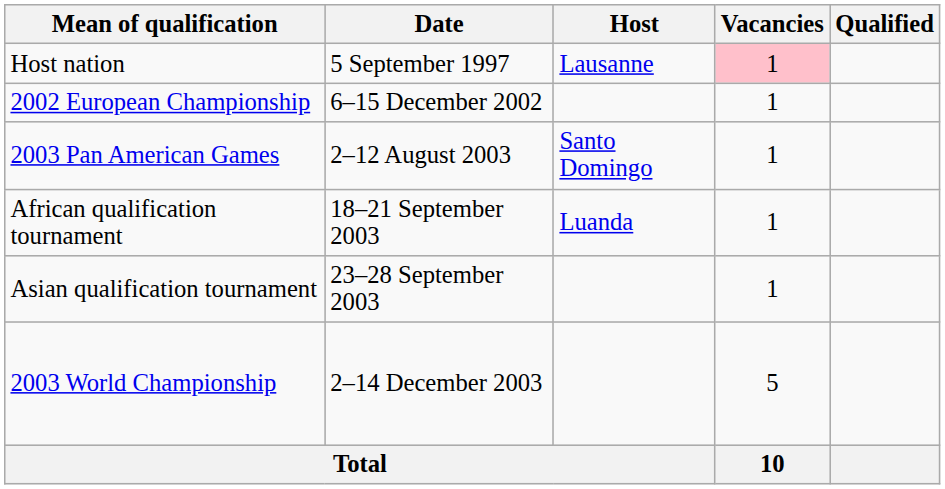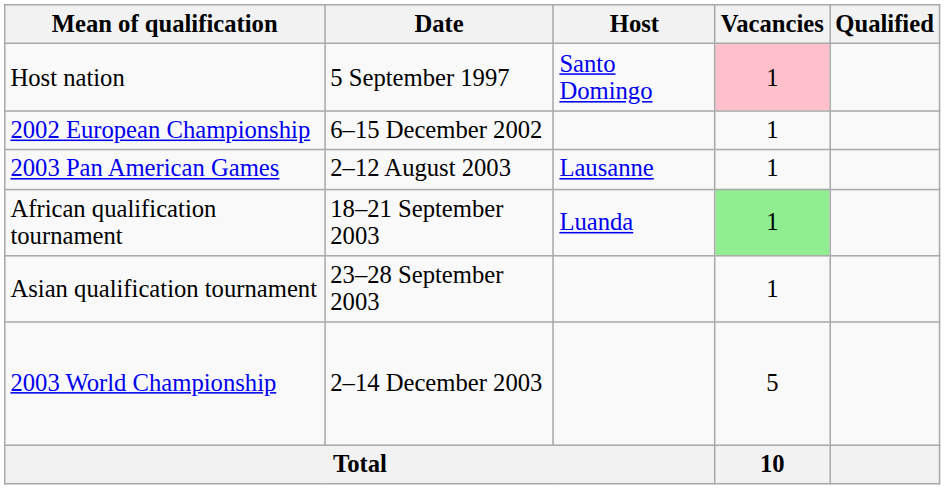(607, 63) Lausanne -> (606, 76) Santo Domingo
(606, 155) Santo Domingo -> (607, 168) Lausanne
(772, 221) no background -> (772, 221) lightgreen background
